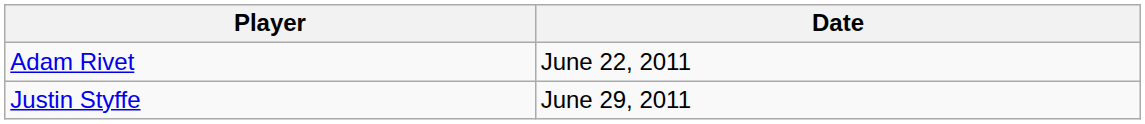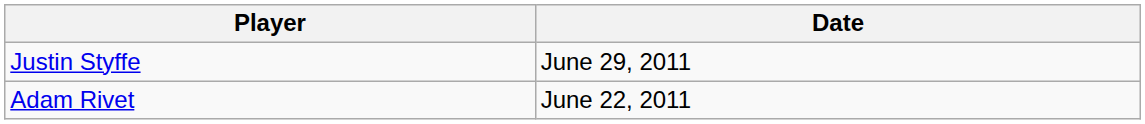rows swapped: (72, 61) <-> (75, 99)
